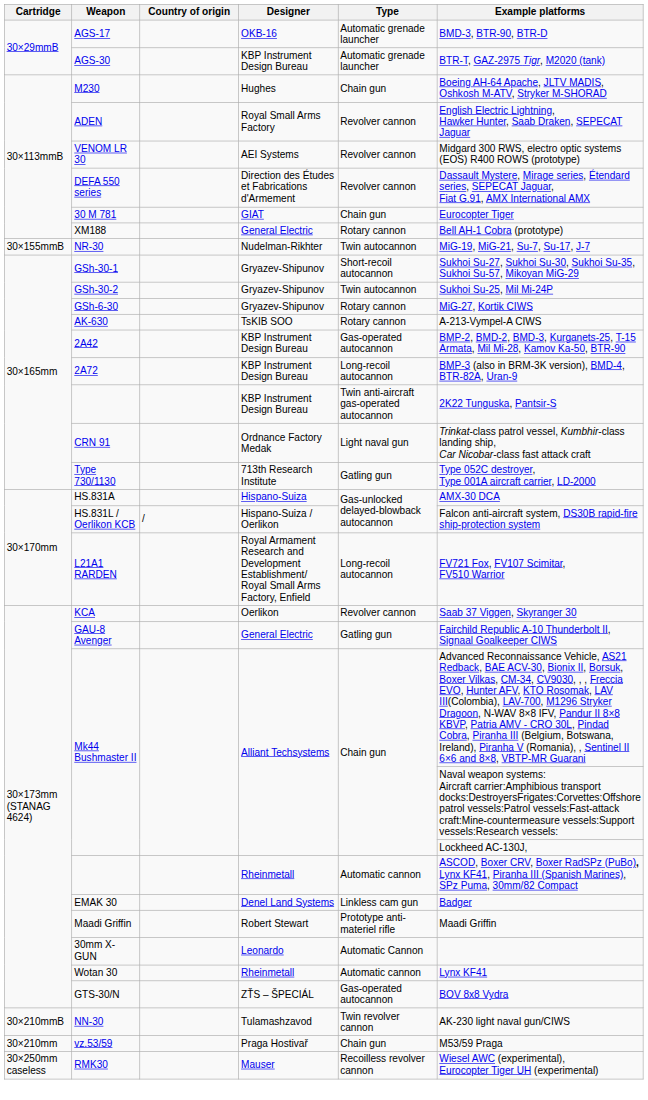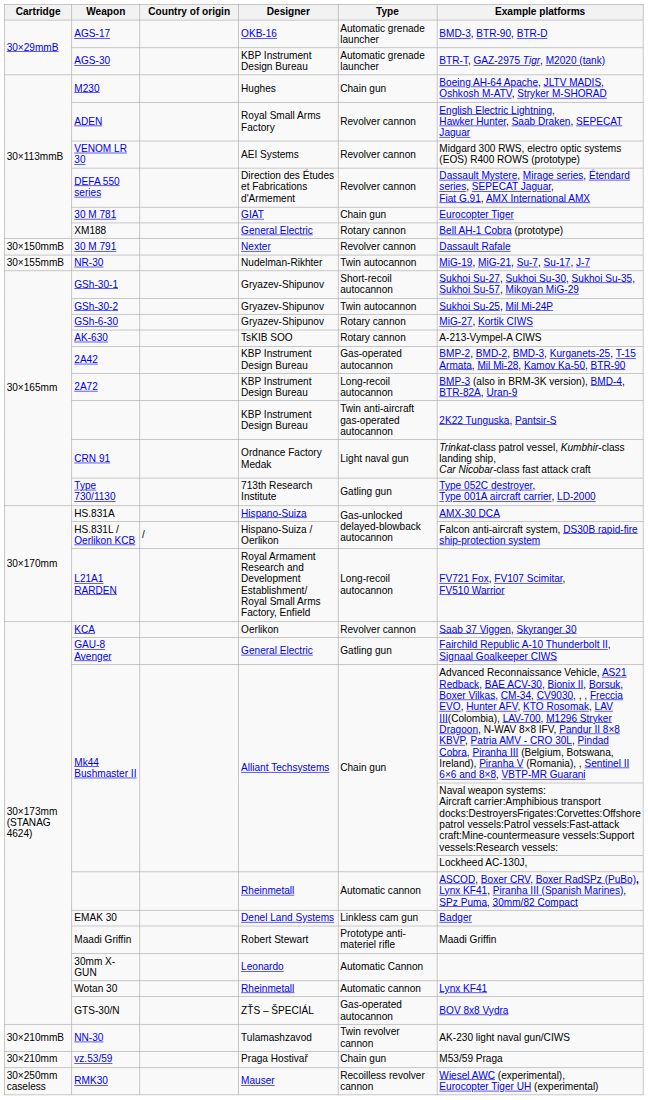+ row: (95, 247)
